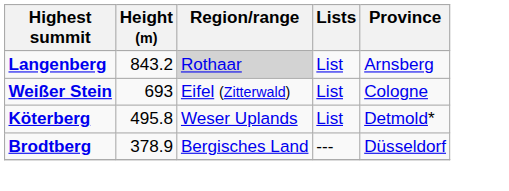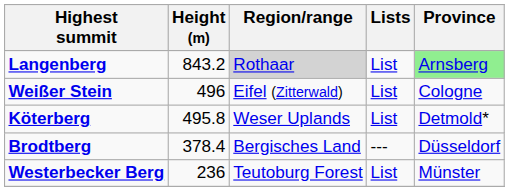(399, 64) no background -> (453, 64) lightgreen background
(159, 91) 693 -> (211, 91) 496
(152, 145) 378.9 -> (204, 145) 378.4
+ row: (86, 173)
